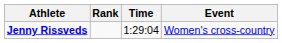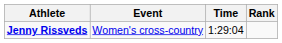columns swapped: (219, 13) <-> (105, 13)
